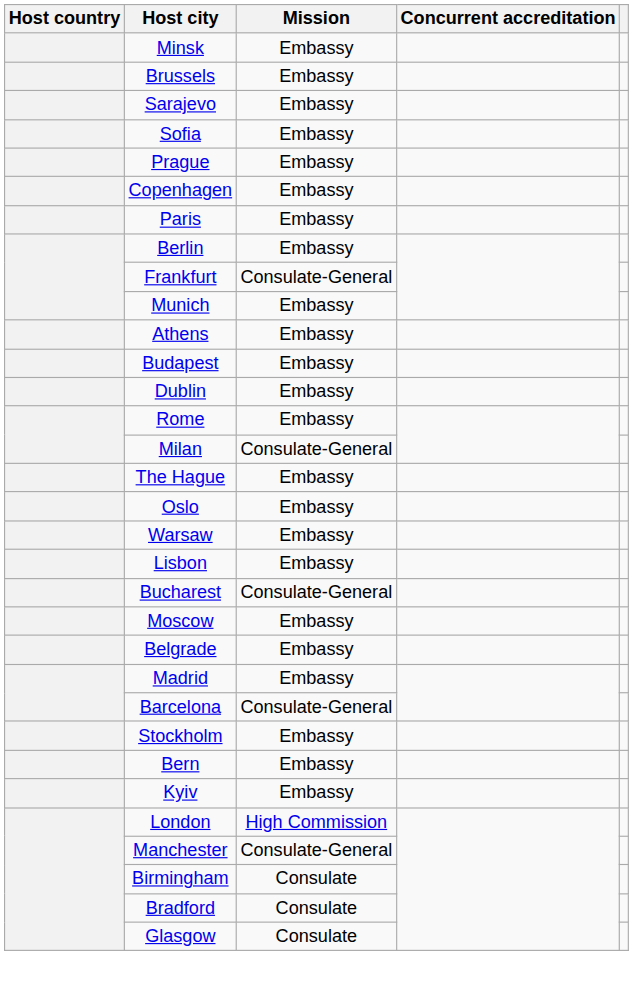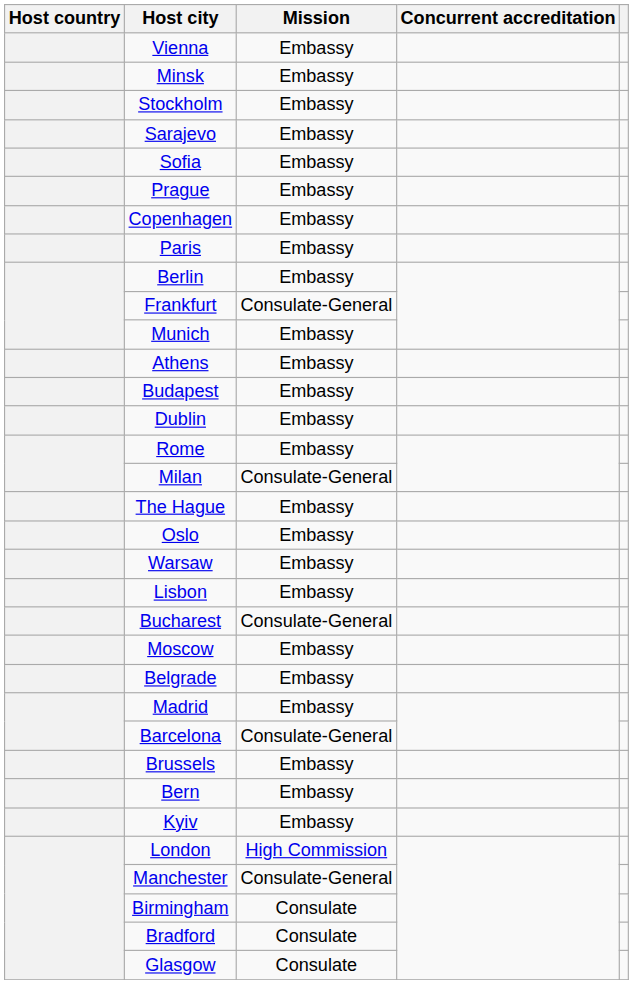+ row: (180, 47)
rows swapped: (180, 76) <-> (180, 735)
